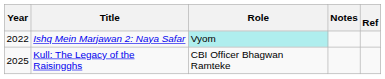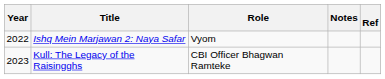(203, 39) paleturquoise background -> (203, 39) no background
(18, 60) 2025 -> (18, 60) 2023
